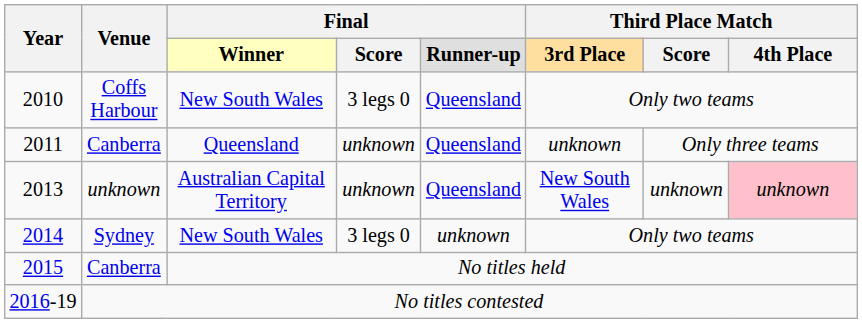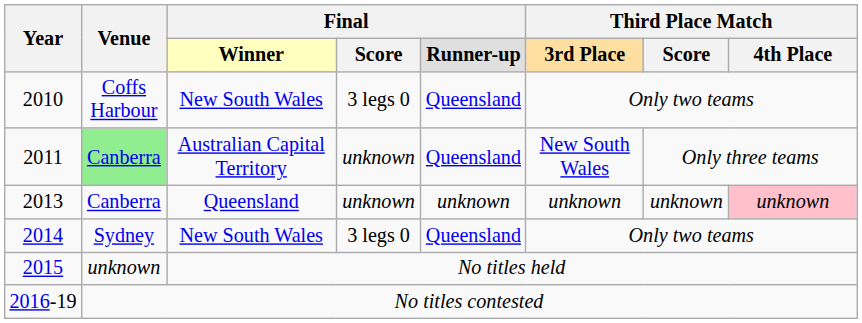(124, 145) no background -> (124, 156) lightgreen background
(251, 145) Queensland -> (251, 156) Australian Capital Territory
(585, 145) unknown -> (585, 156) New South Wales
(124, 190) unknown -> (124, 202) Canberra
(251, 190) Australian Capital Territory -> (251, 202) Queensland
(473, 190) Queensland -> (473, 202) unknown
(585, 190) New South Wales -> (585, 202) unknown
(473, 235) unknown -> (473, 235) Queensland
(124, 268) Canberra -> (124, 268) unknown
